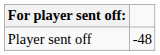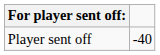(142, 38) -48 -> (142, 38) -40
